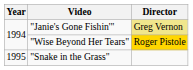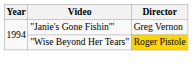(158, 27) khaki background -> (158, 27) no background
- row: (70, 57)
